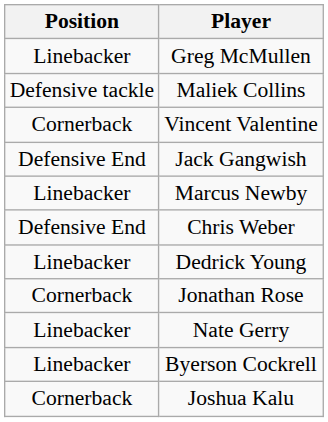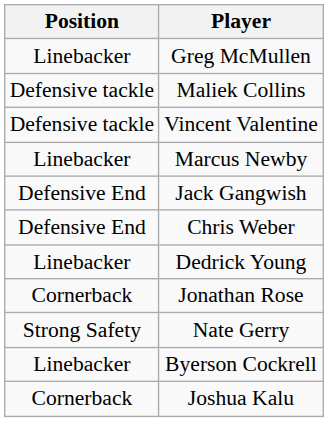(82, 124) Cornerback -> (82, 124) Defensive tackle
rows swapped: (241, 158) <-> (241, 192)
(82, 329) Linebacker -> (82, 329) Strong Safety
